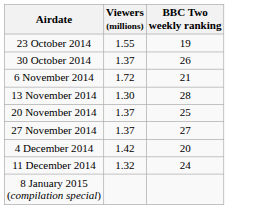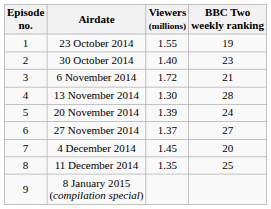+ column: (26, 19)
(125, 60) 1.37 -> (167, 60) 1.40
(185, 60) 26 -> (228, 60) 23
(125, 113) 1.37 -> (167, 113) 1.39
(185, 113) 25 -> (228, 113) 24
(125, 148) 1.42 -> (167, 148) 1.45
(125, 165) 1.32 -> (167, 165) 1.35
(185, 165) 24 -> (228, 165) 25
